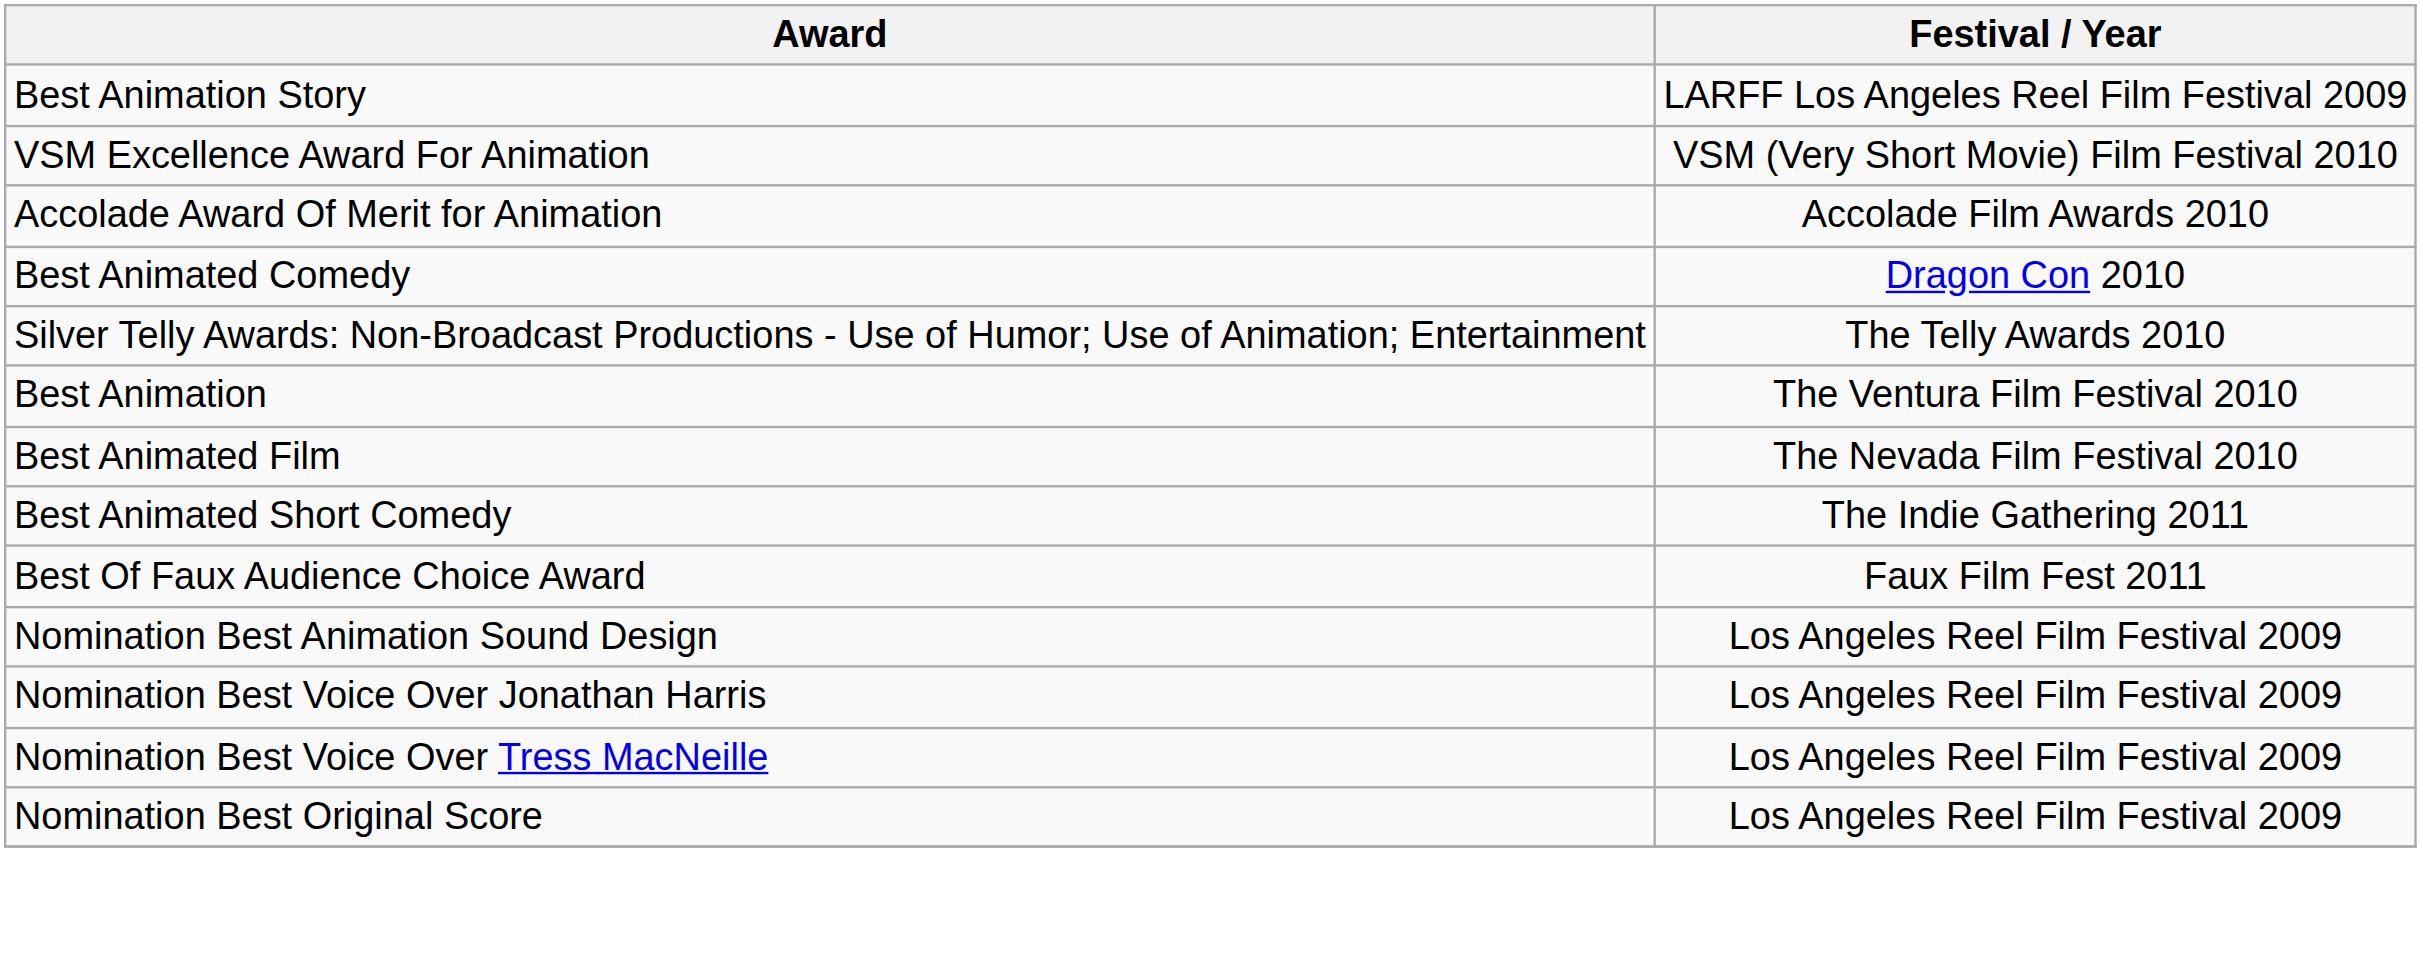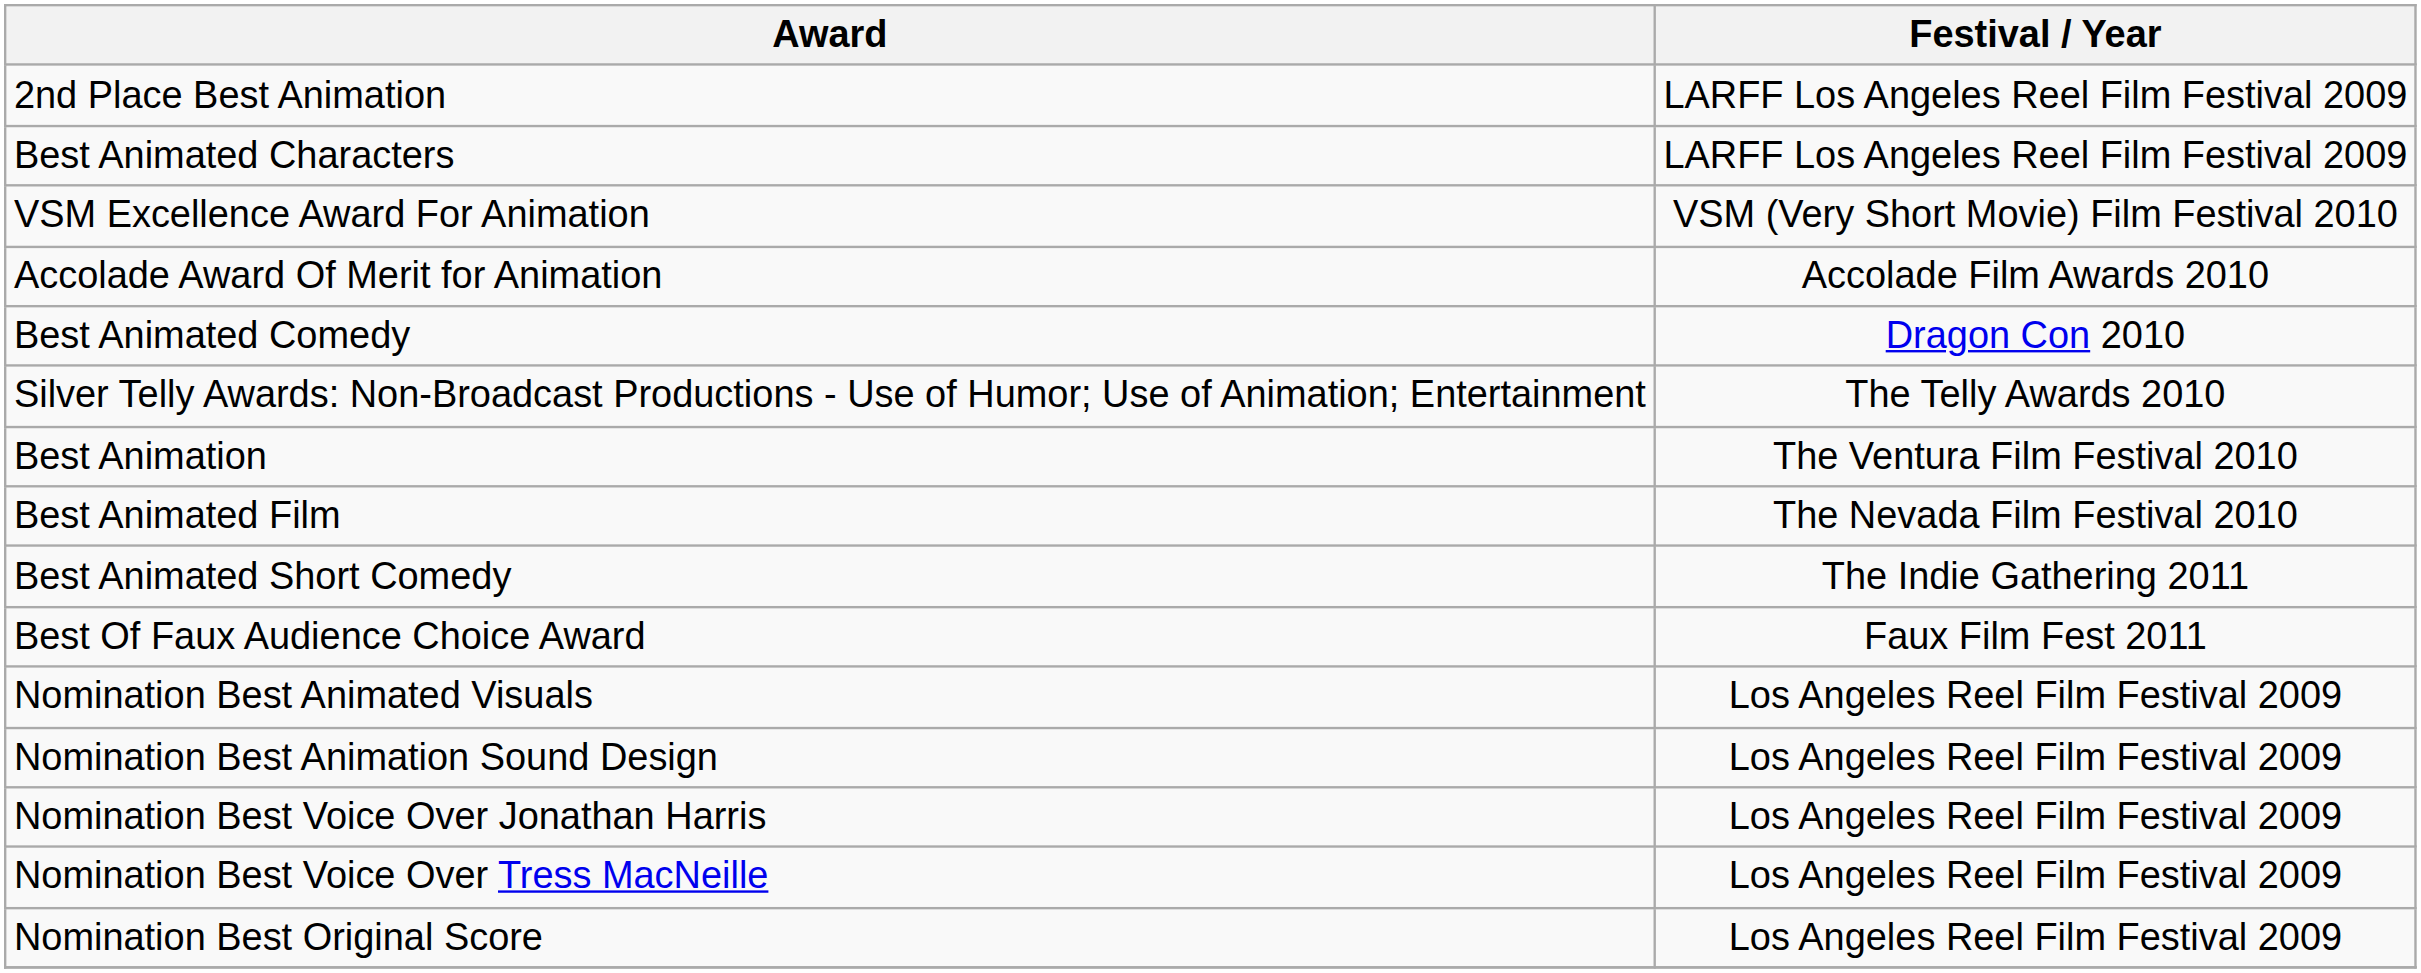+ row: (230, 94)
+ row: (234, 154)
- row: (190, 94)
+ row: (303, 696)
